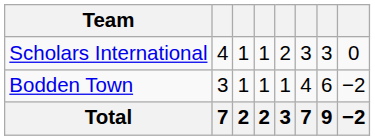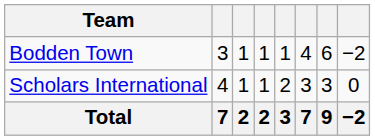rows swapped: (71, 85) <-> (108, 53)
